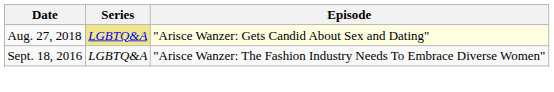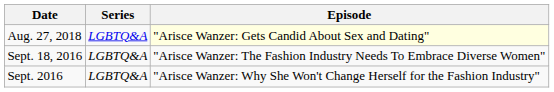(118, 35) khaki background -> (118, 35) no background
+ row: (35, 76)
